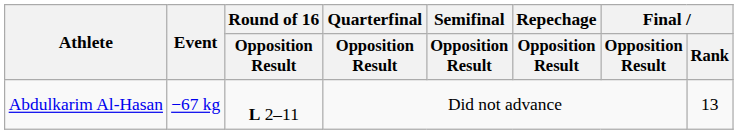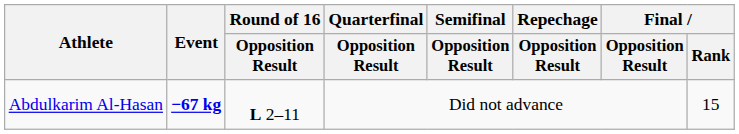(196, 104) normal -> (196, 104) bold
(710, 104) 13 -> (711, 104) 15
